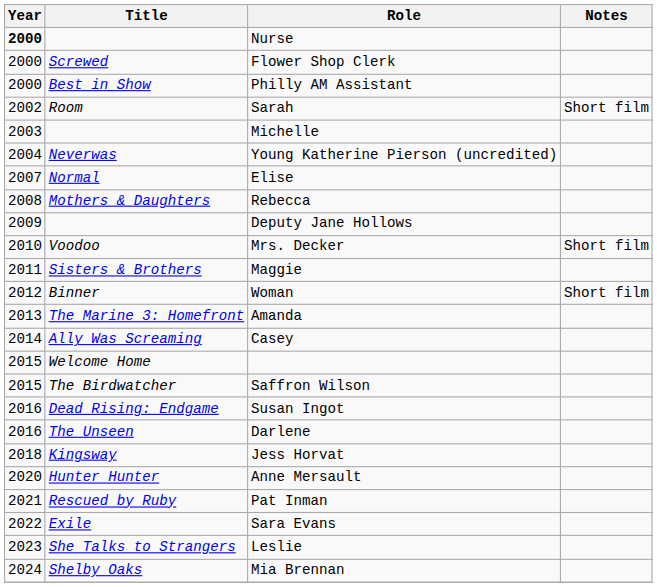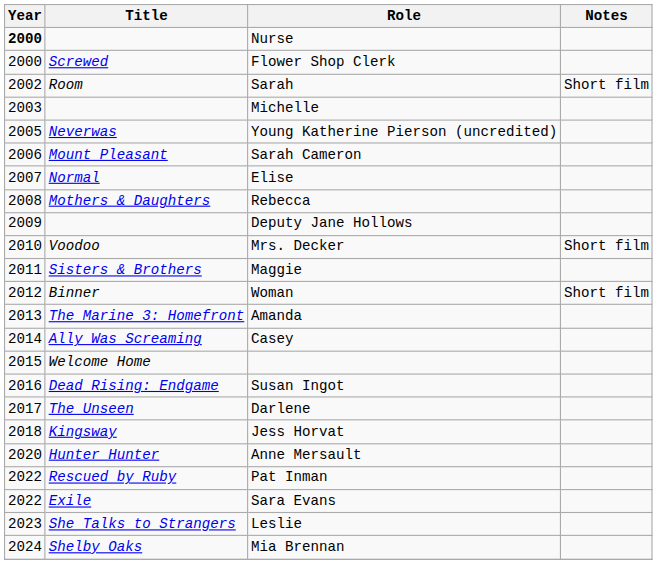- row: (100, 85)
(25, 155) 2004 -> (25, 132) 2005
+ row: (108, 155)
- row: (112, 386)
(25, 432) 2016 -> (25, 409) 2017
(25, 501) 2021 -> (25, 478) 2022
